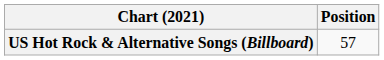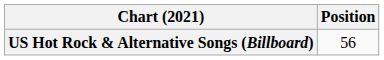(348, 42) 57 -> (348, 42) 56
